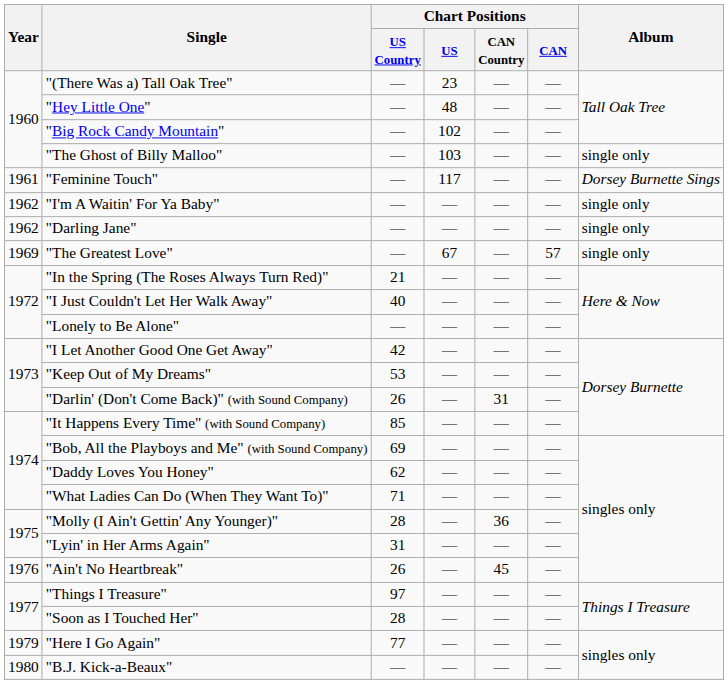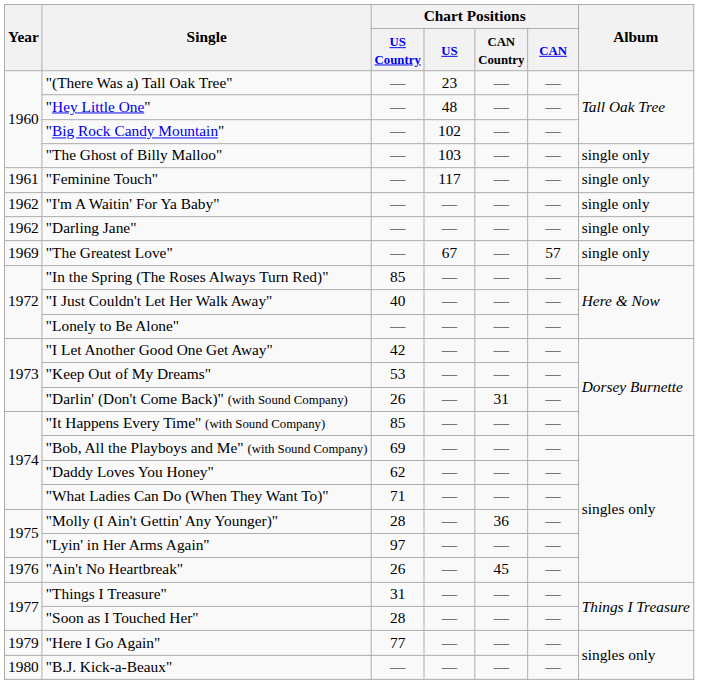(651, 180) Dorsey Burnette Sings -> (616, 180) single only
(398, 277) 21 -> (398, 277) 85
(398, 545) 31 -> (398, 545) 97
(398, 594) 97 -> (398, 594) 31
